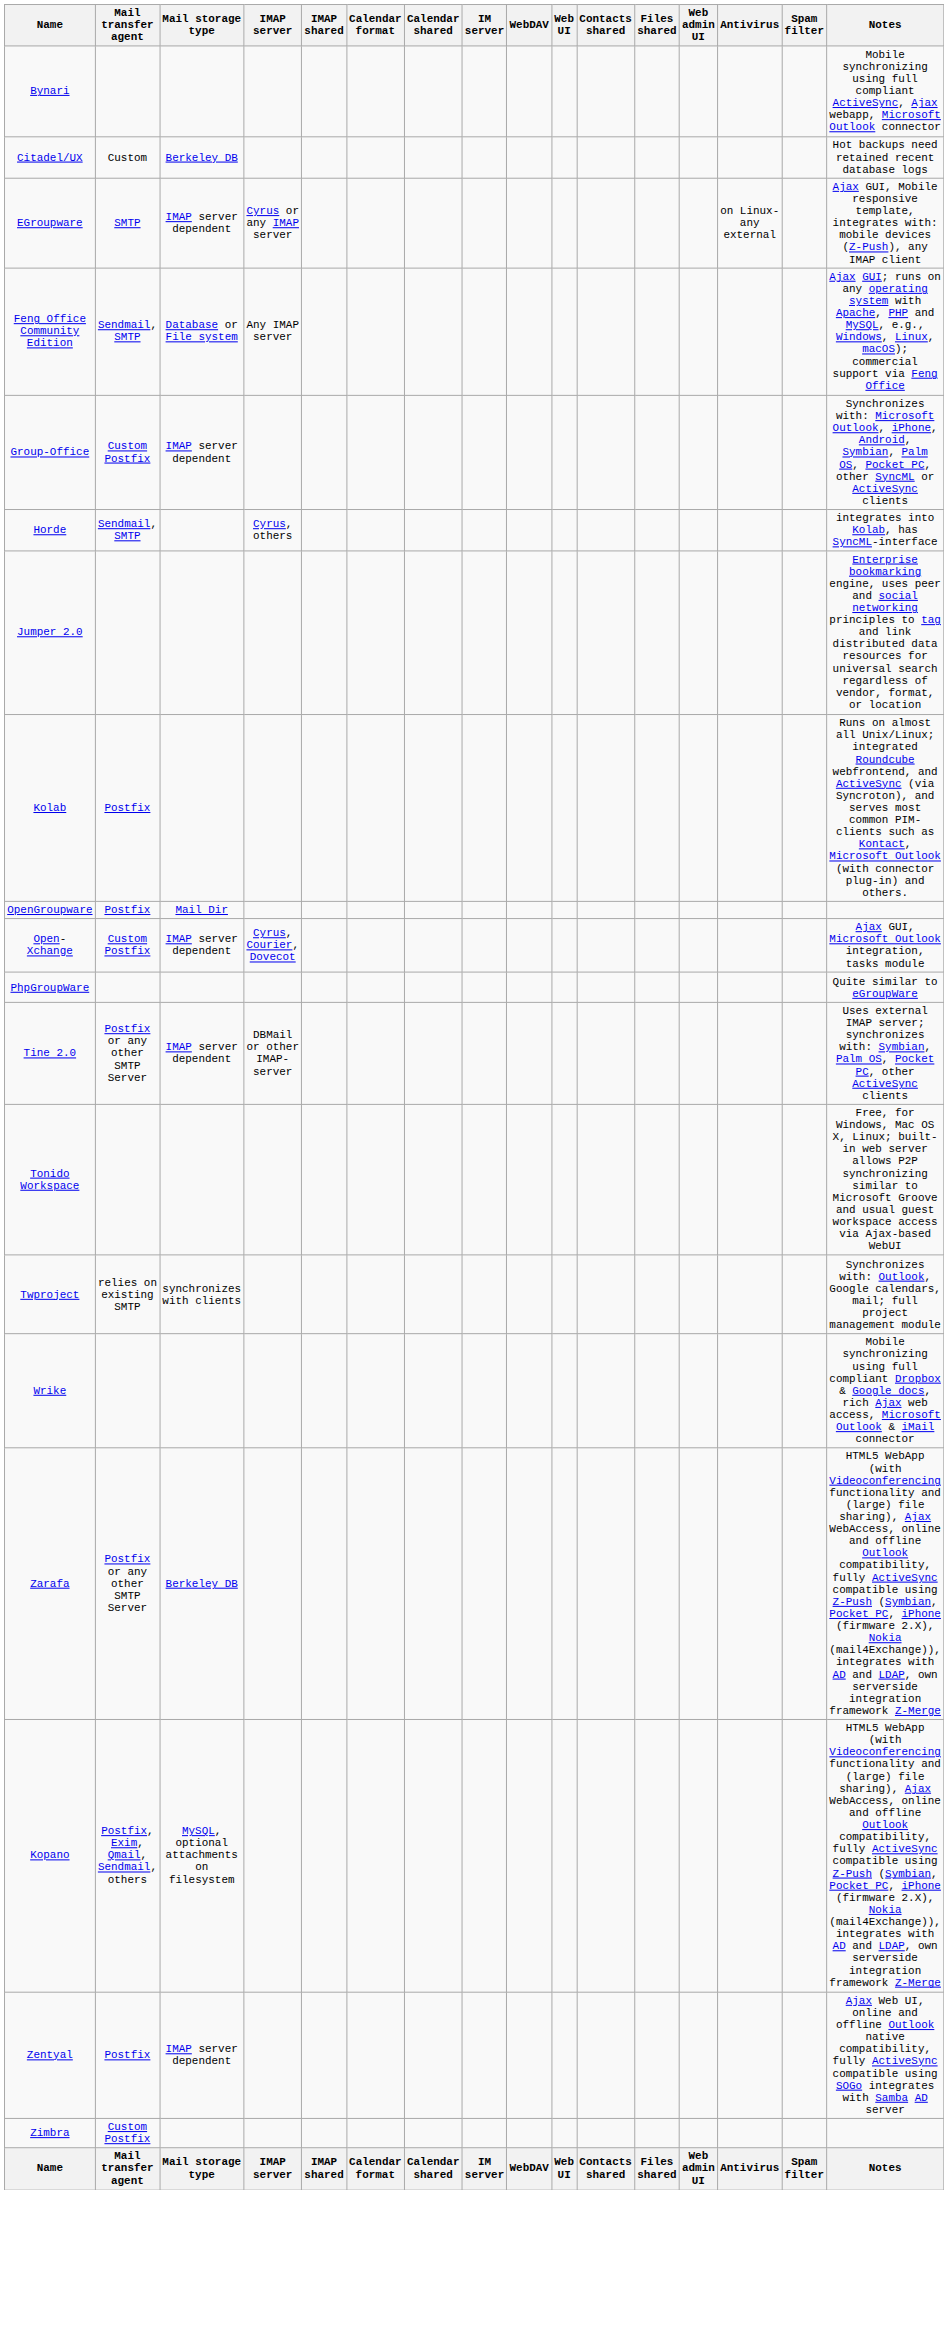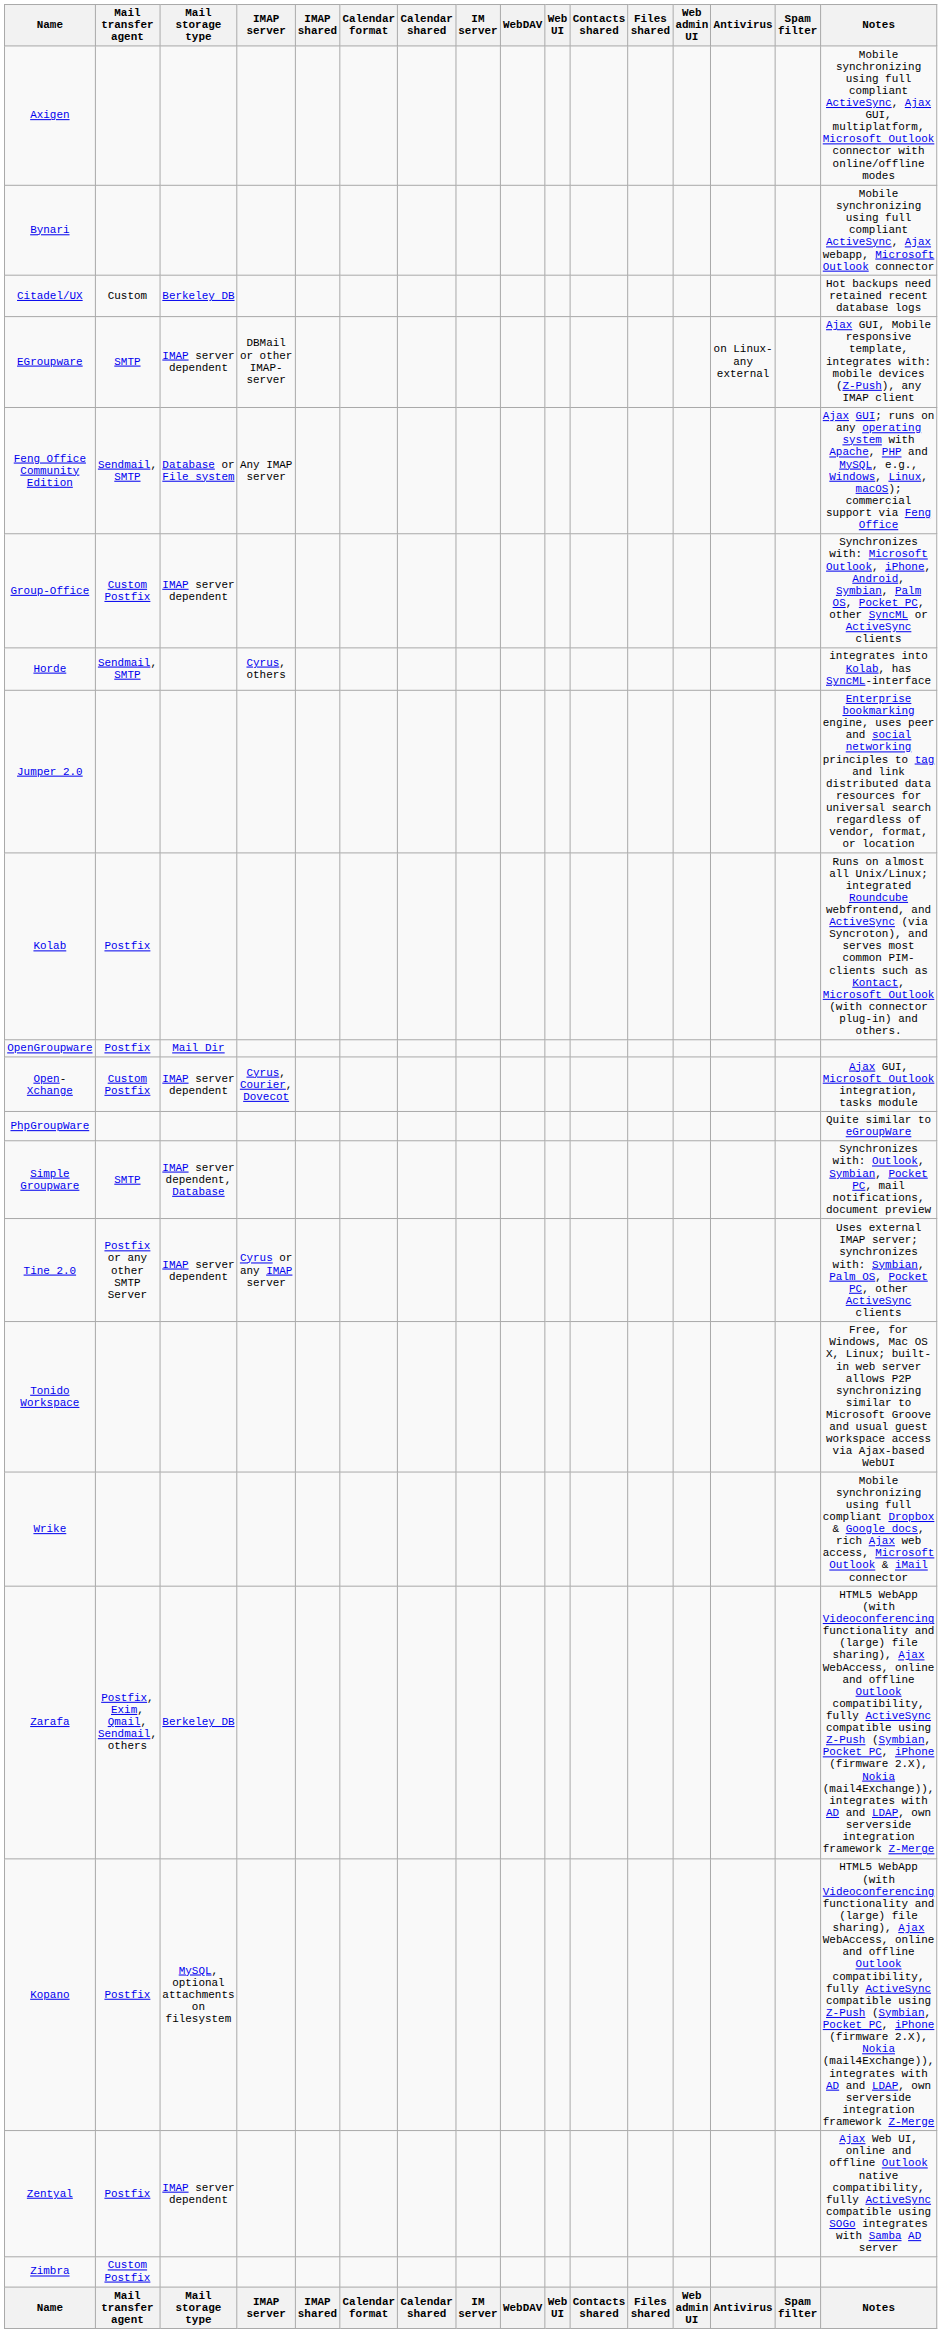+ row: (50, 115)
(273, 223) Cyrus or any IMAP server -> (266, 362) DBMail or other IMAP-server
+ row: (50, 1180)
(273, 1053) DBMail or other IMAP-server -> (266, 1270) Cyrus or any IMAP server
- row: (50, 1294)
(127, 1584) Postfix or any other SMTP Server -> (127, 1722) Postfix, Exim, Qmail, Sendmail, others
(127, 1856) Postfix, Exim, Qmail, Sendmail, others -> (127, 1994) Postfix
